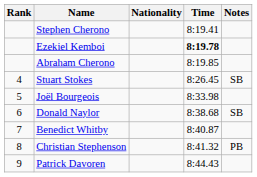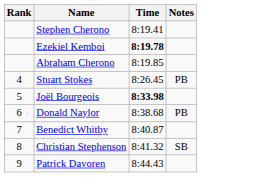- column: (156, 12)
(237, 79) SB -> (181, 79) PB
(203, 96) normal -> (147, 96) bold
(237, 113) SB -> (181, 113) PB
(237, 146) PB -> (181, 146) SB
